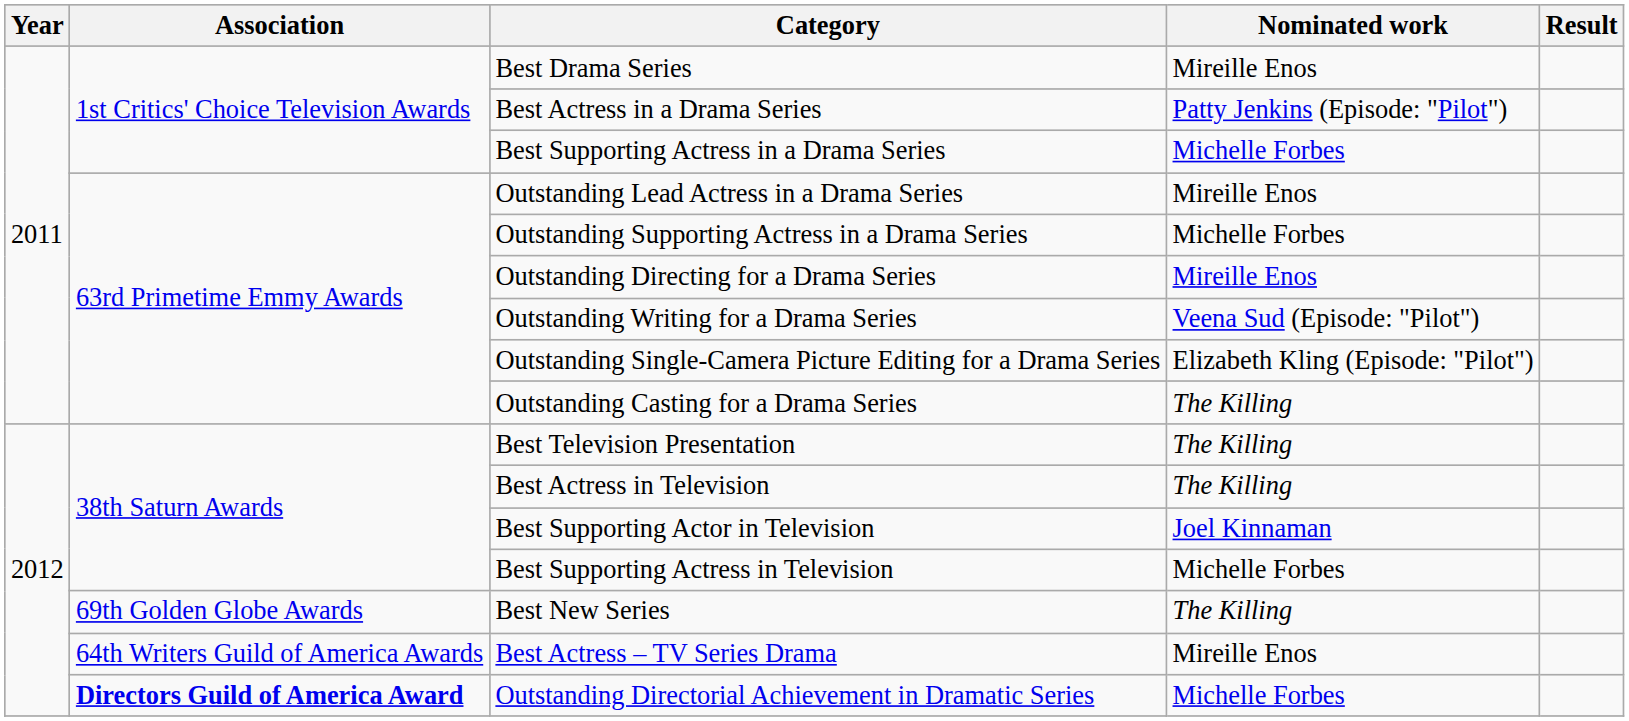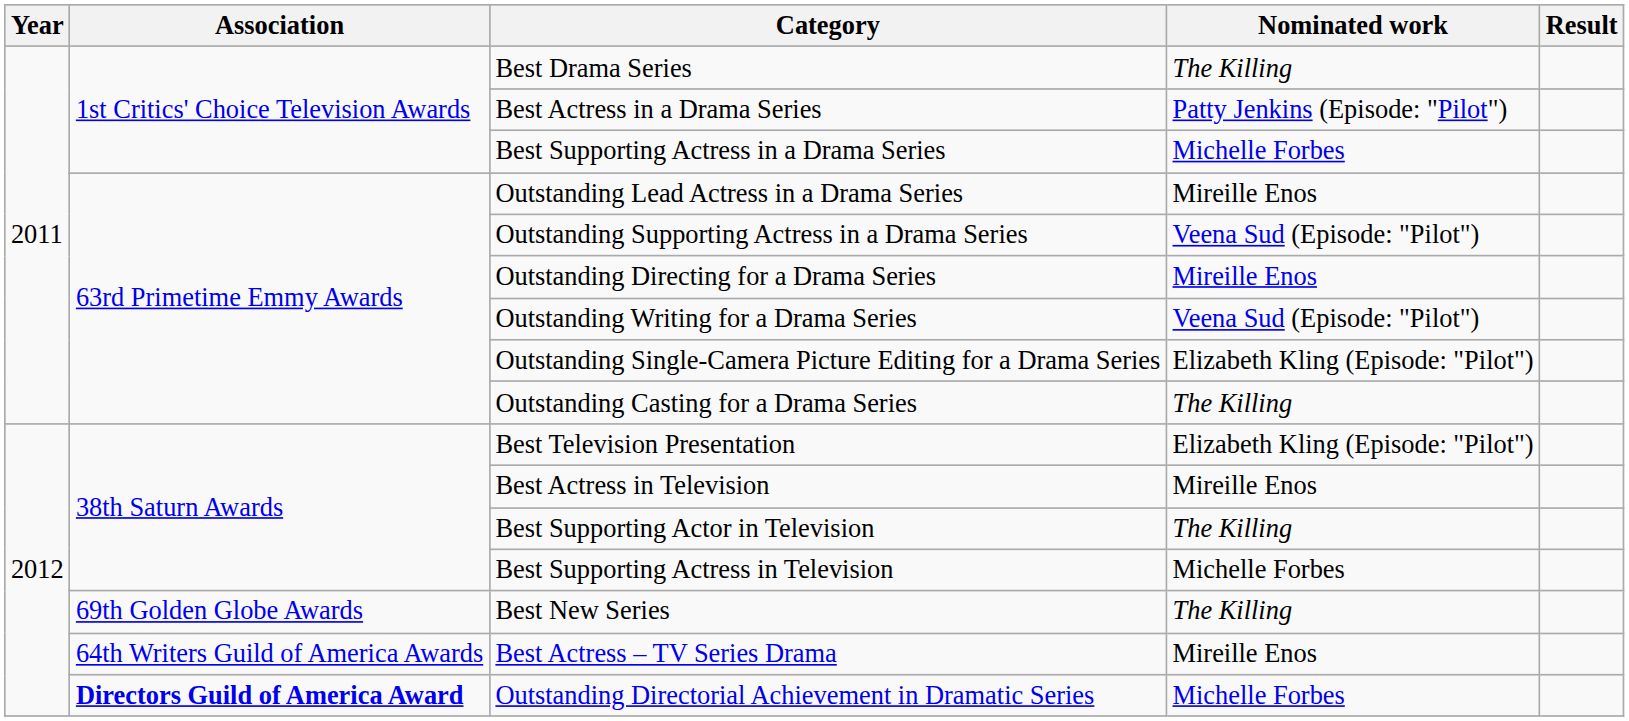(1245, 67) Mireille Enos -> (1232, 67) The Killing
(1259, 234) Michelle Forbes -> (1326, 234) Veena Sud (Episode: "Pilot")
(1232, 444) The Killing -> (1353, 444) Elizabeth Kling (Episode: "Pilot")
(1232, 485) The Killing -> (1245, 485) Mireille Enos
(1252, 527) Joel Kinnaman -> (1232, 527) The Killing
